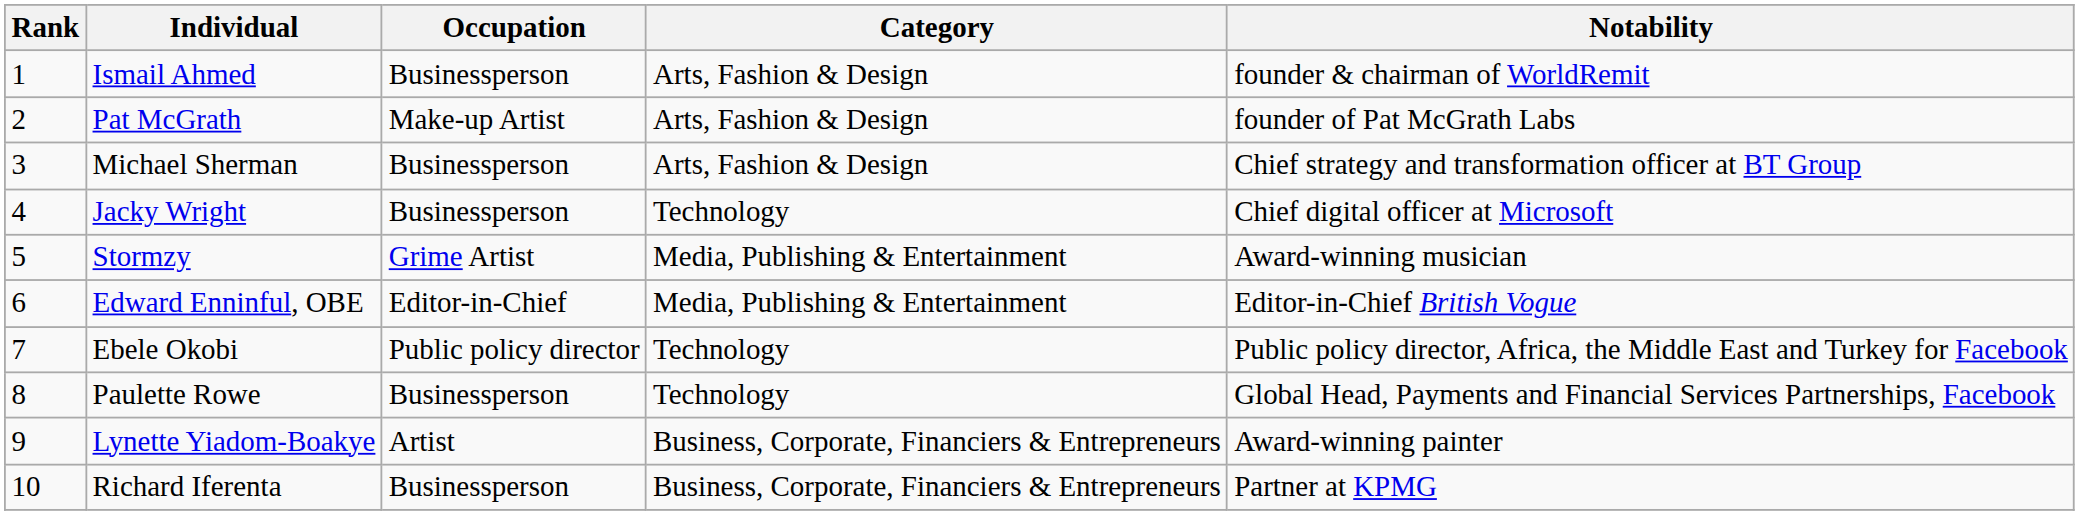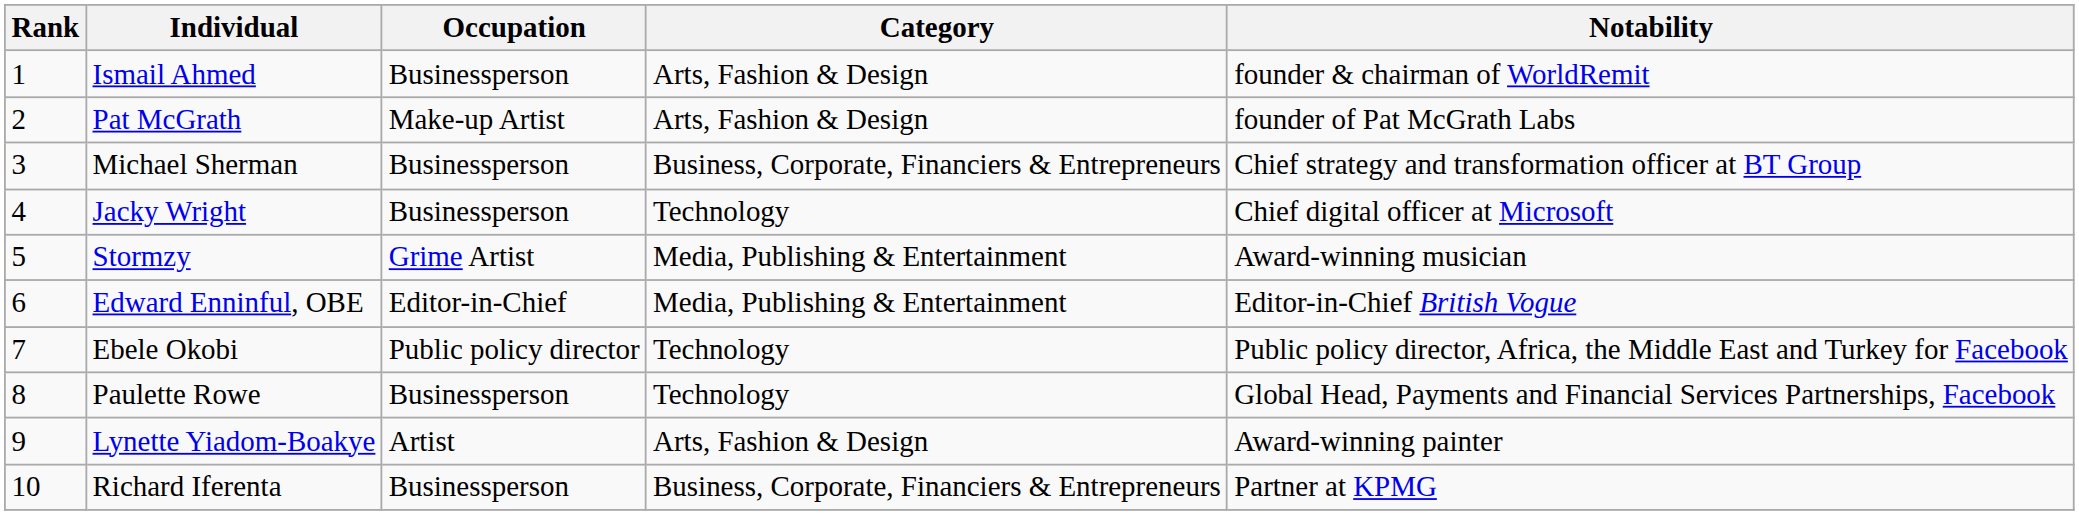(791, 165) Arts, Fashion & Design -> (937, 165) Business, Corporate, Financiers & Entrepreneurs
(937, 440) Business, Corporate, Financiers & Entrepreneurs -> (791, 440) Arts, Fashion & Design
